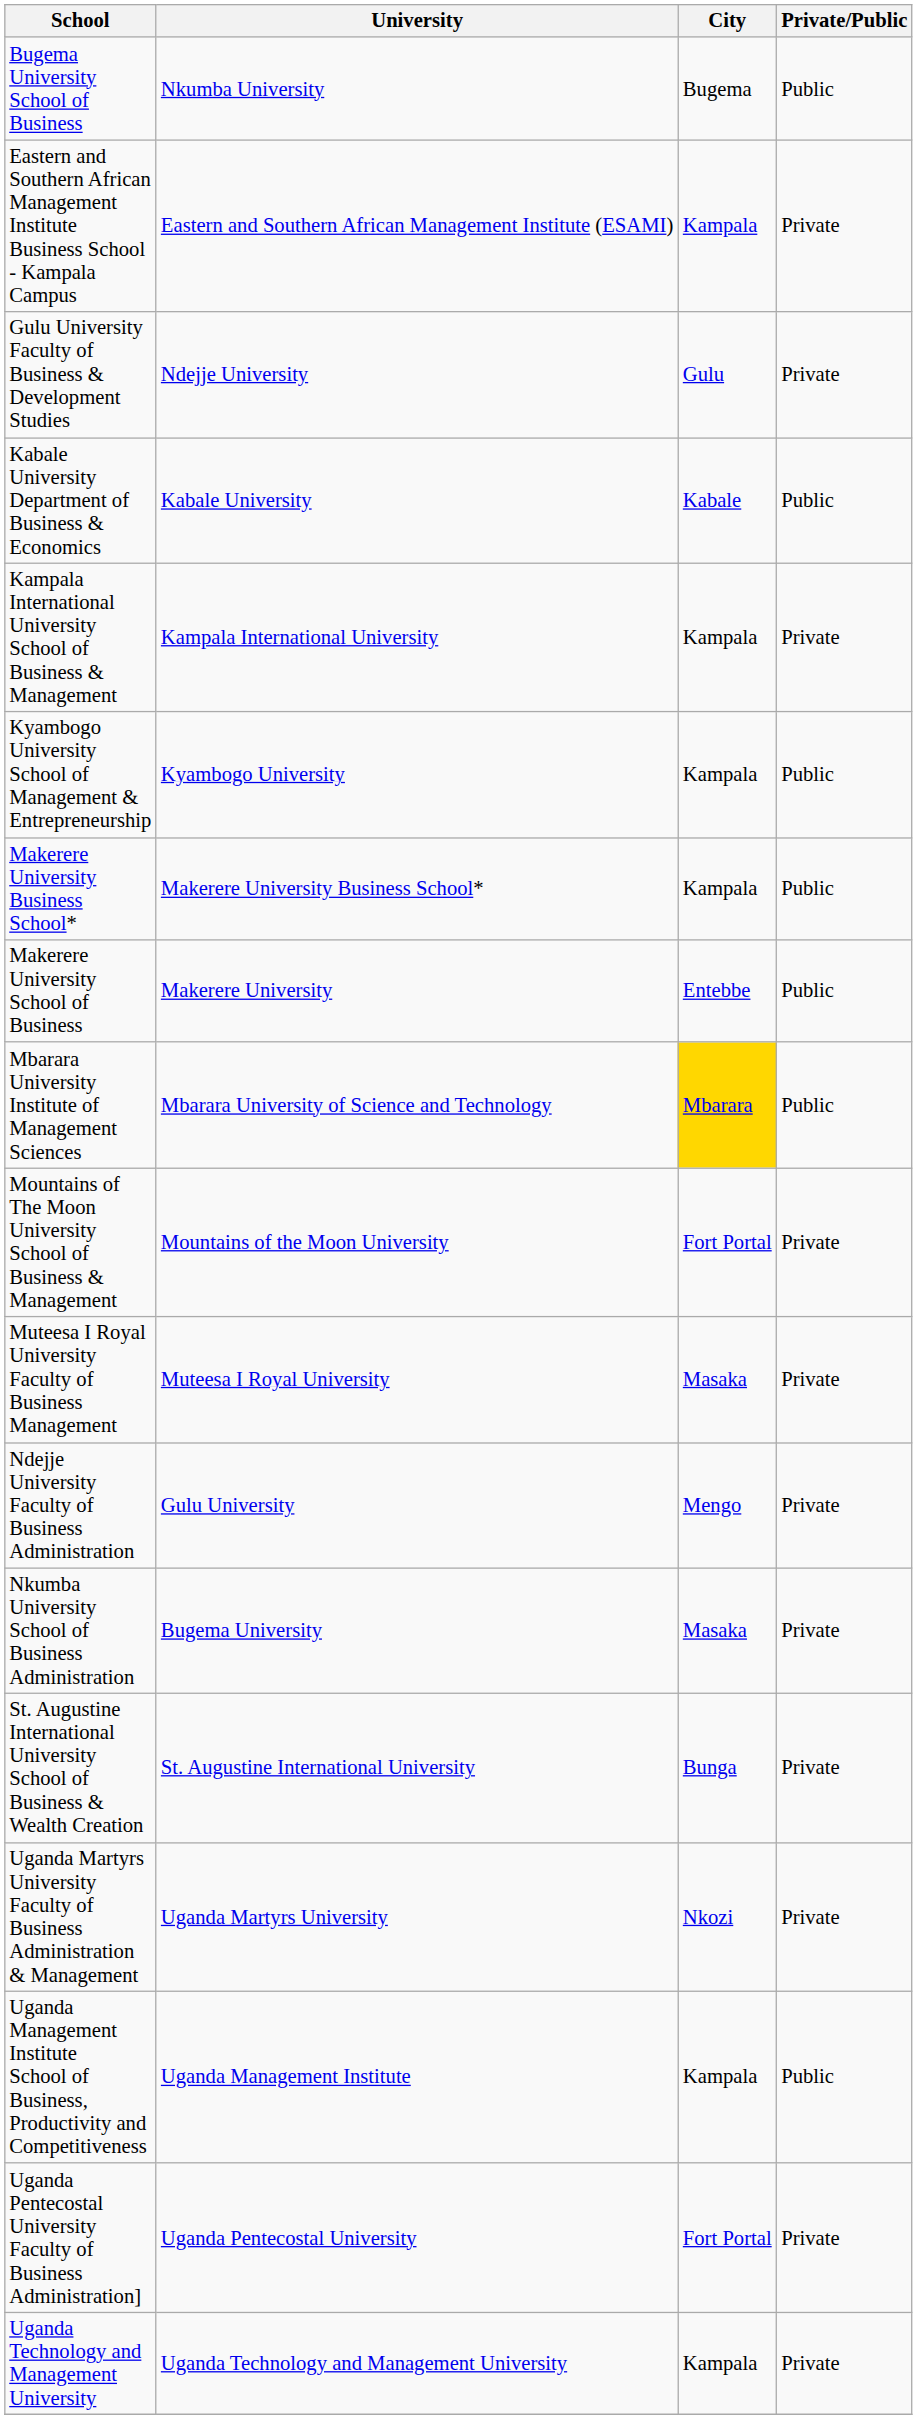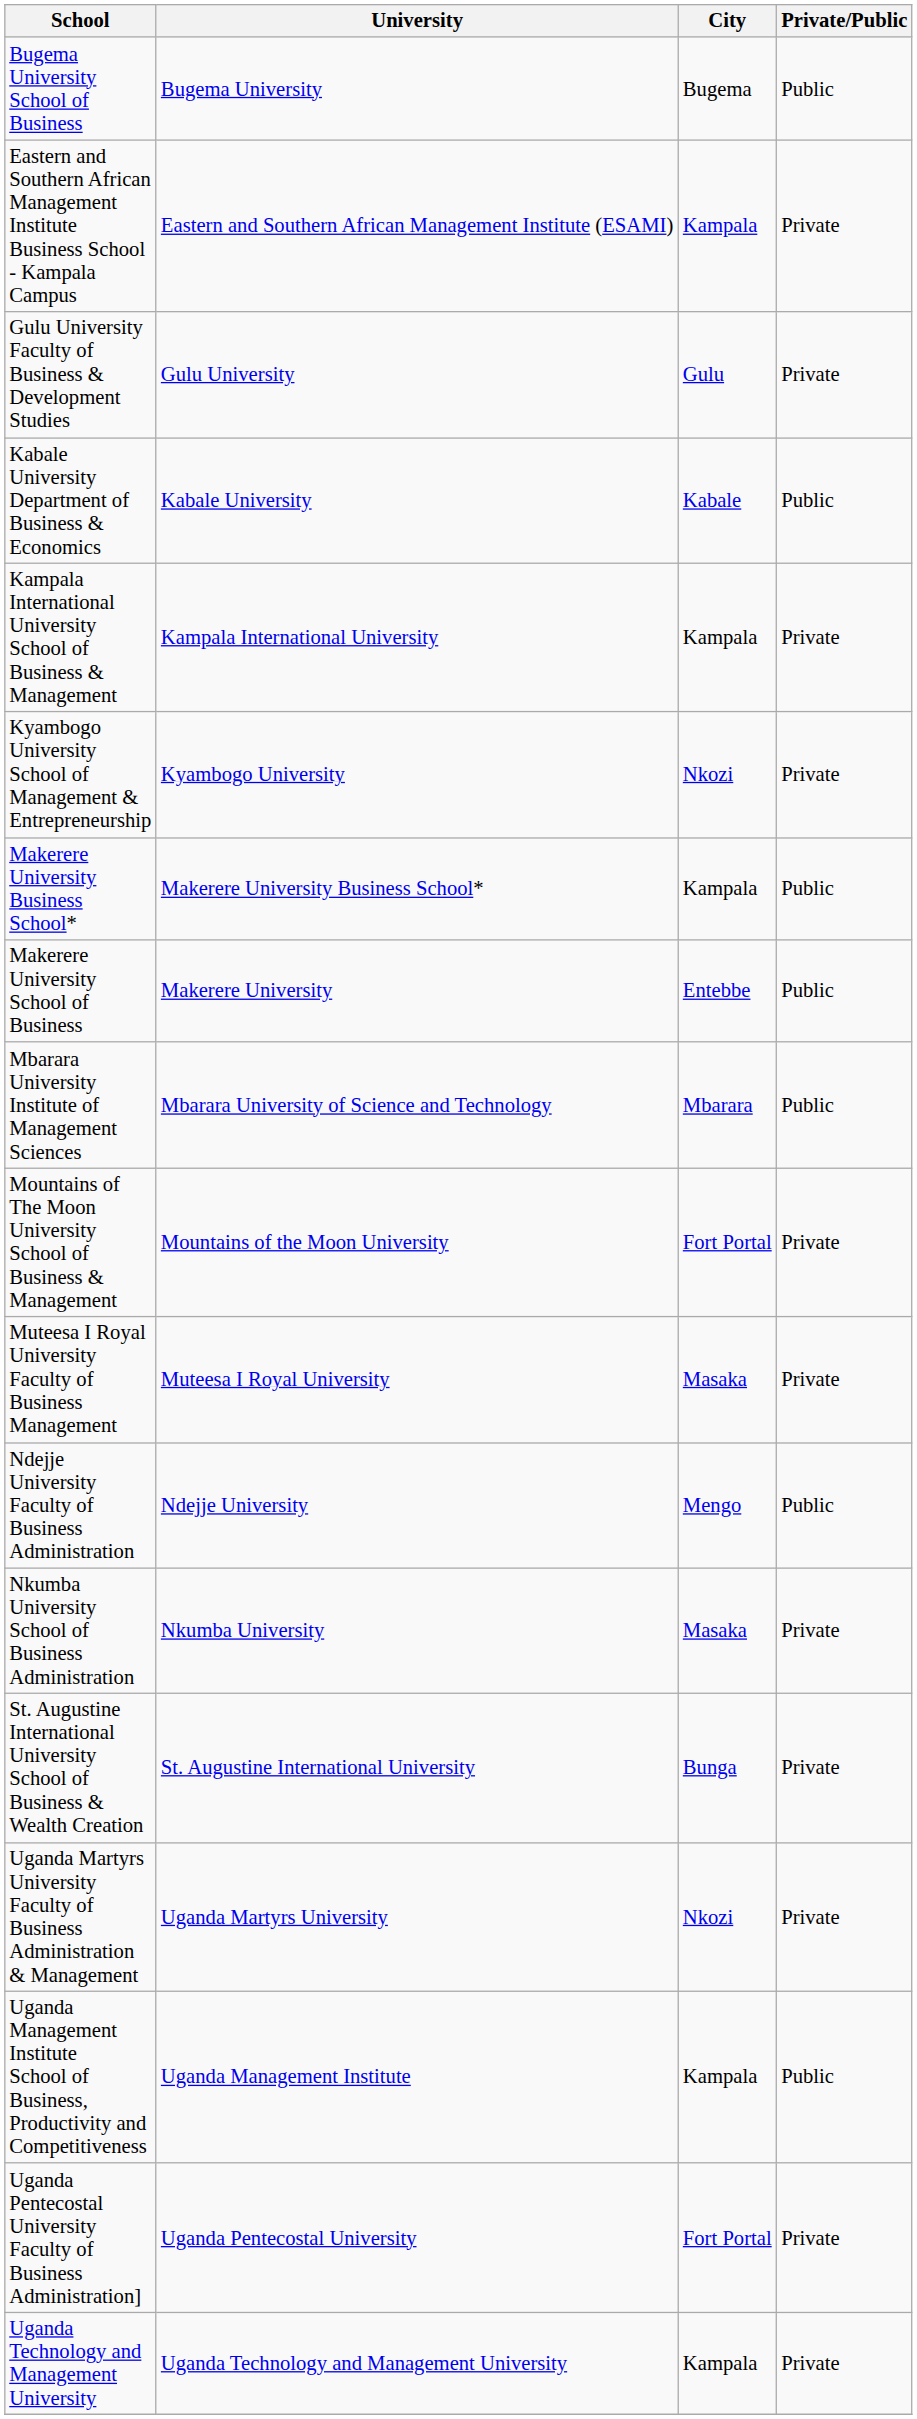(243, 88) Nkumba University -> (241, 88) Bugema University
(235, 374) Ndejje University -> (228, 374) Gulu University
(720, 774) Kampala -> (708, 774) Nkozi
(808, 774) Public -> (810, 774) Private
(718, 1104) gold background -> (718, 1104) no background
(228, 1505) Gulu University -> (235, 1505) Ndejje University
(810, 1505) Private -> (808, 1505) Public
(241, 1630) Bugema University -> (243, 1630) Nkumba University
